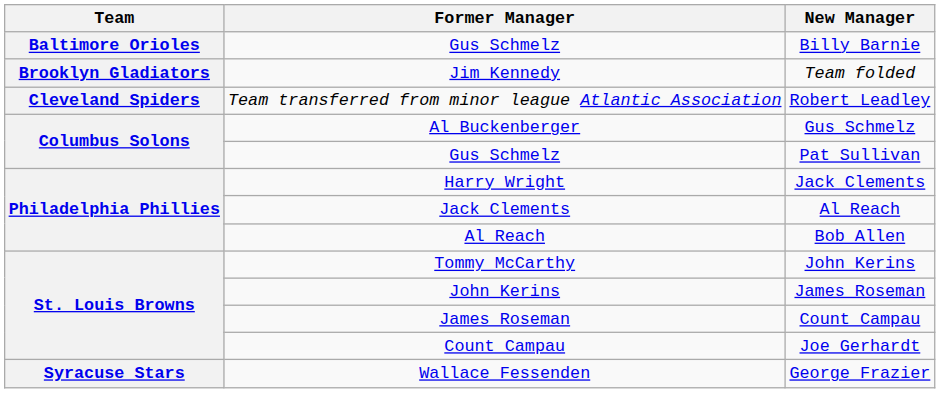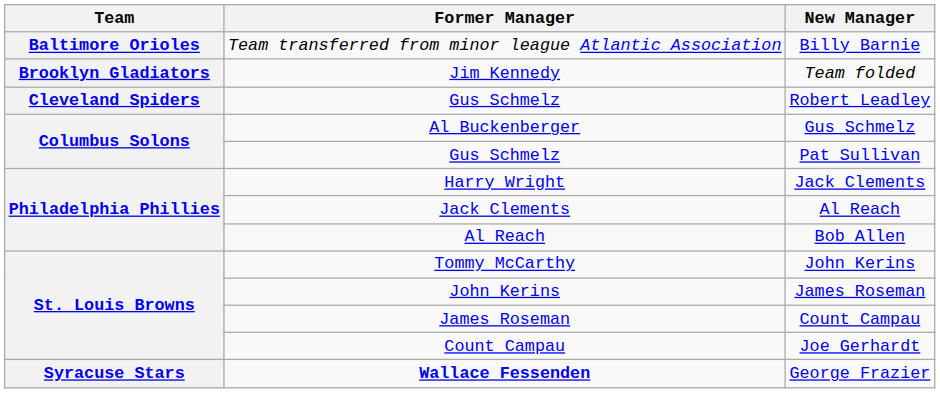(505, 46) Gus Schmelz -> (505, 46) Team transferred from minor league Atlantic Association
(505, 100) Team transferred from minor league Atlantic Association -> (505, 100) Gus Schmelz
(505, 374) normal -> (505, 374) bold
